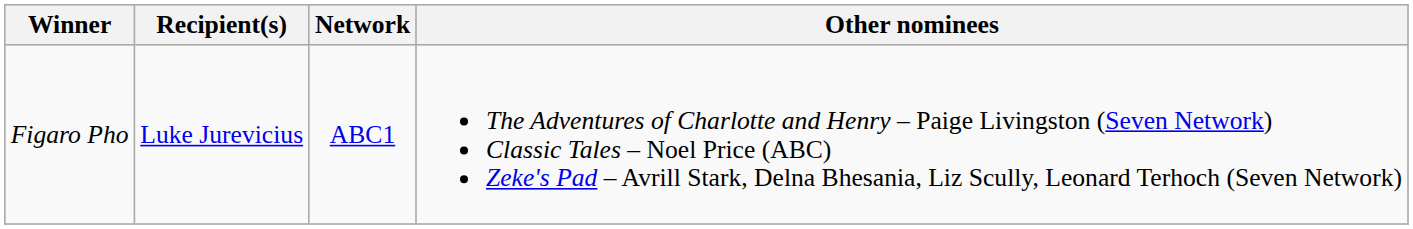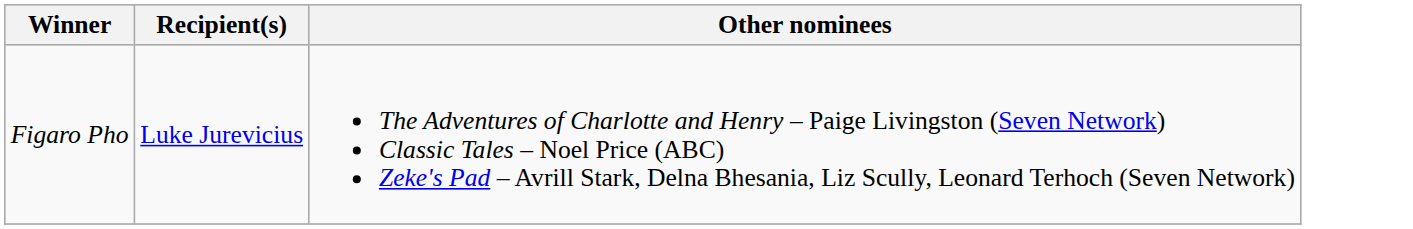- column: (363, 24)
